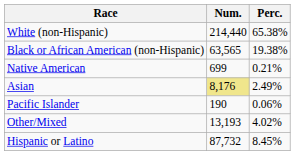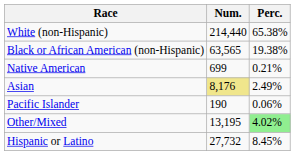(225, 123) 13,193 -> (225, 123) 13,195
(267, 123) no background -> (267, 123) lightgreen background
(225, 141) 87,732 -> (225, 141) 27,732
